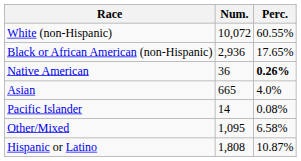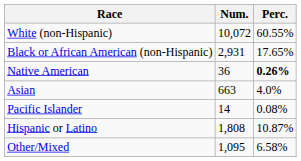(231, 52) 2,936 -> (231, 52) 2,931
(227, 90) 665 -> (227, 90) 663
rows swapped: (38, 128) <-> (52, 147)
